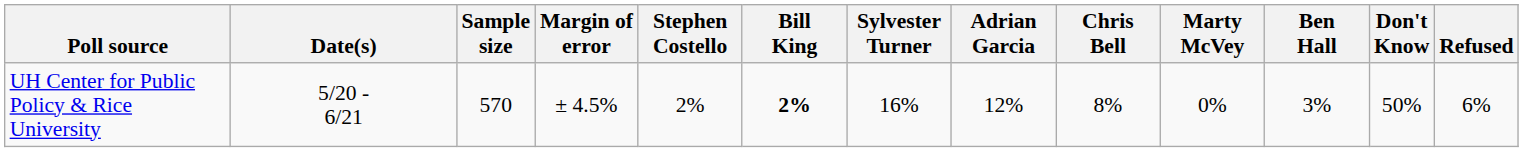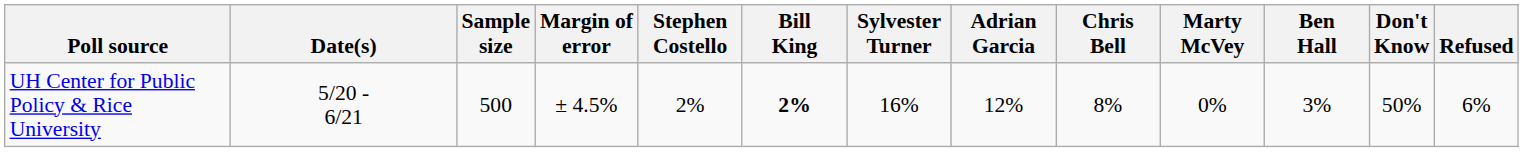(496, 104) 570 -> (496, 104) 500
